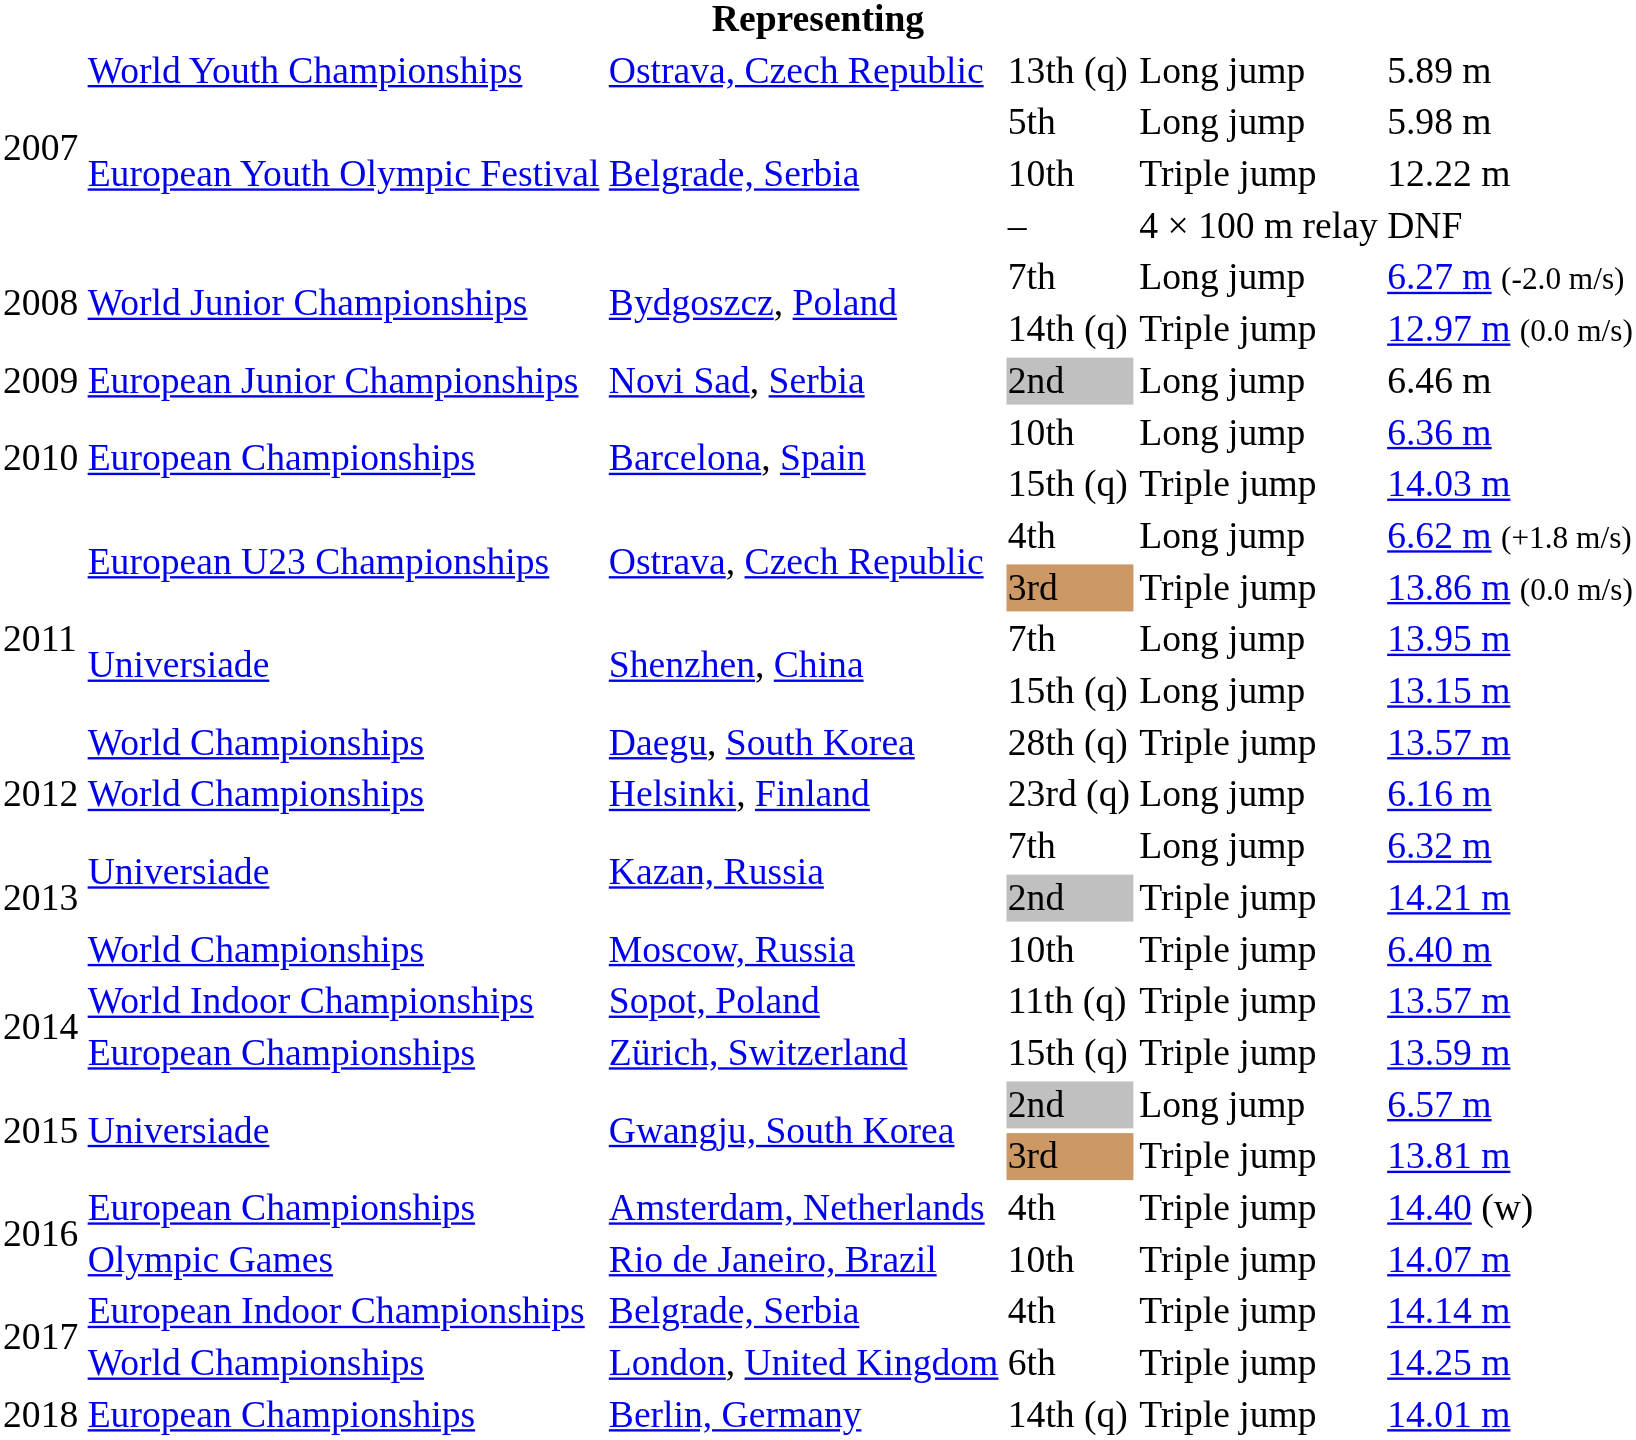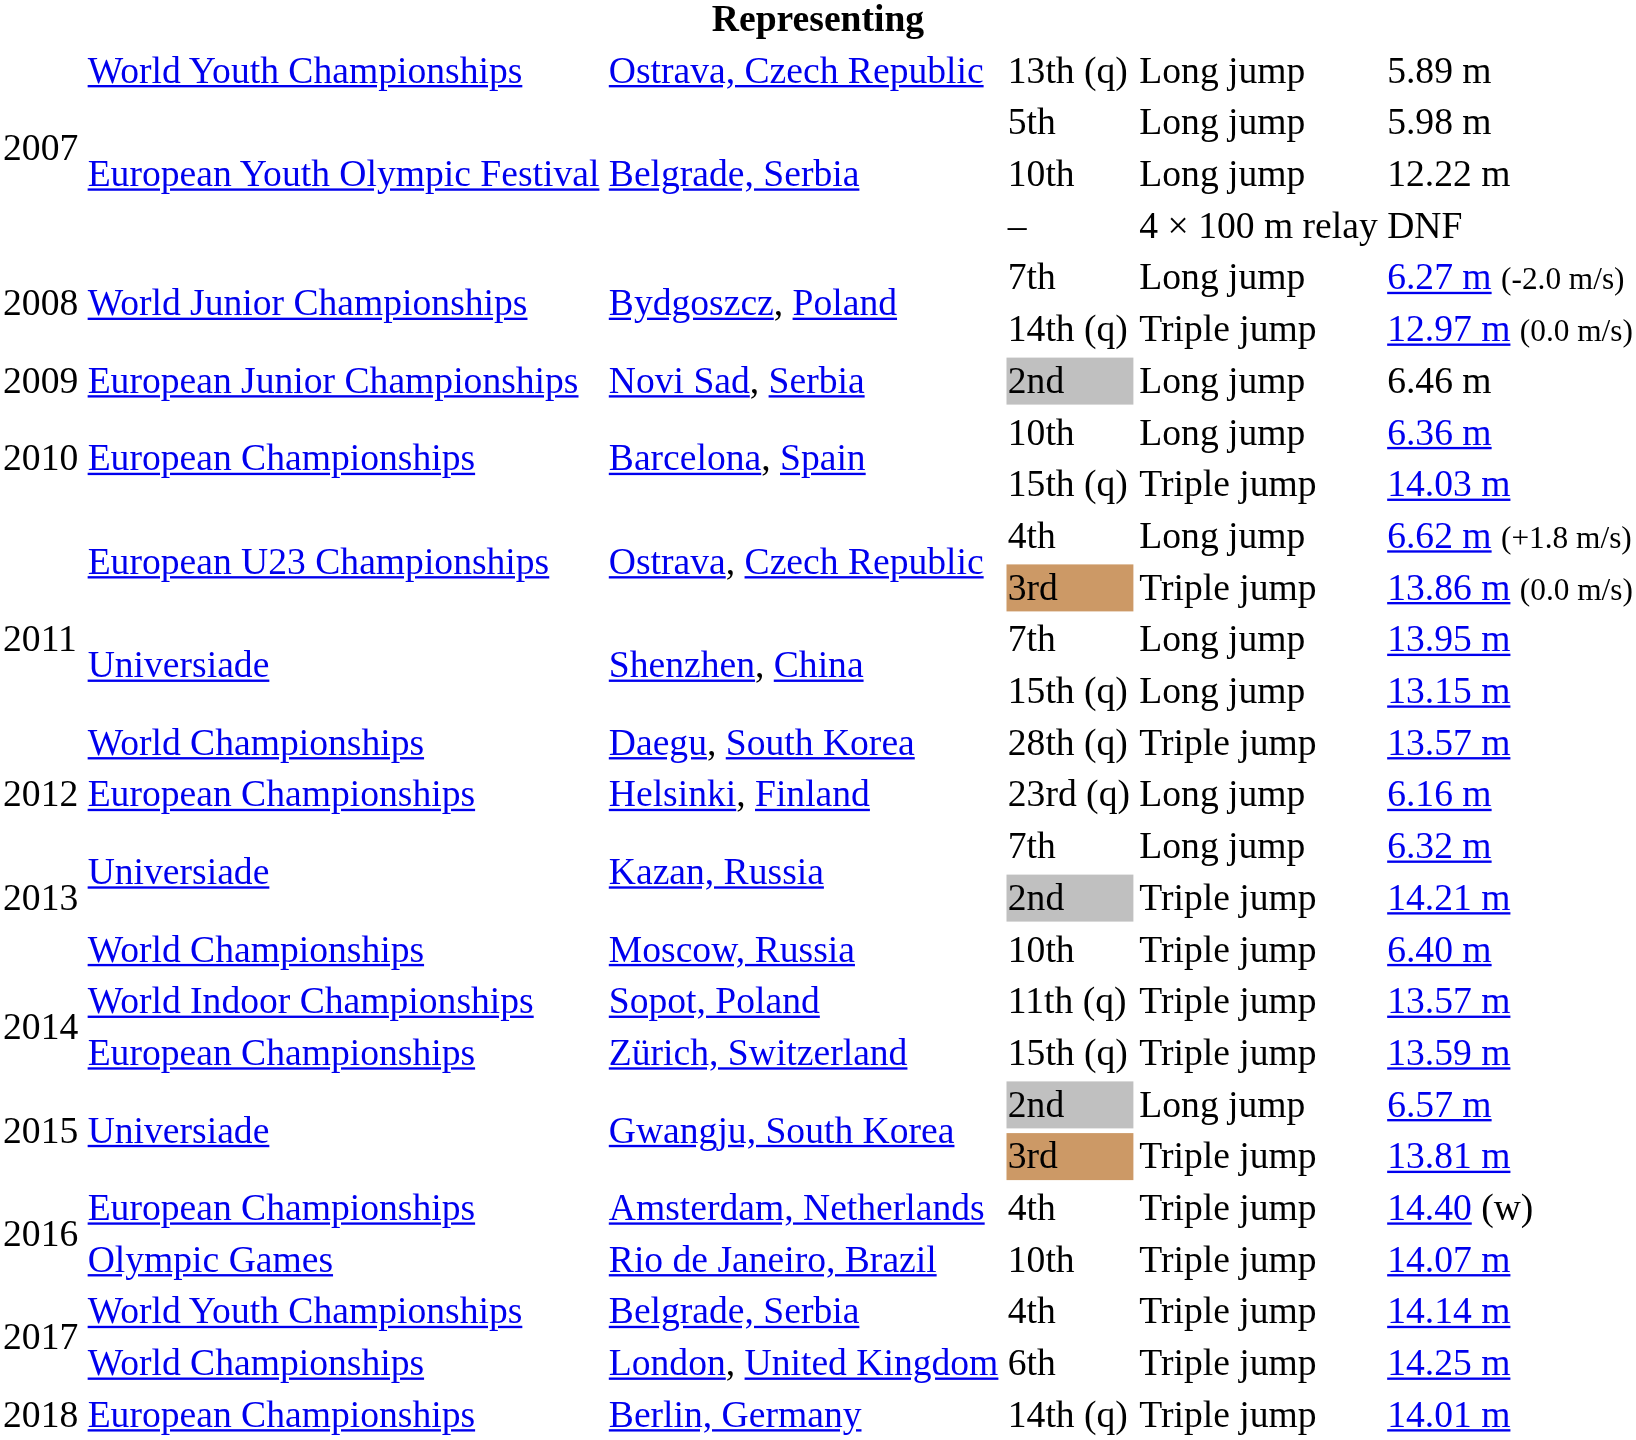(1228, 173) Triple jump -> (1222, 173) Long jump
(256, 794) World Championships -> (281, 794) European Championships
(336, 1311) European Indoor Championships -> (305, 1311) World Youth Championships
